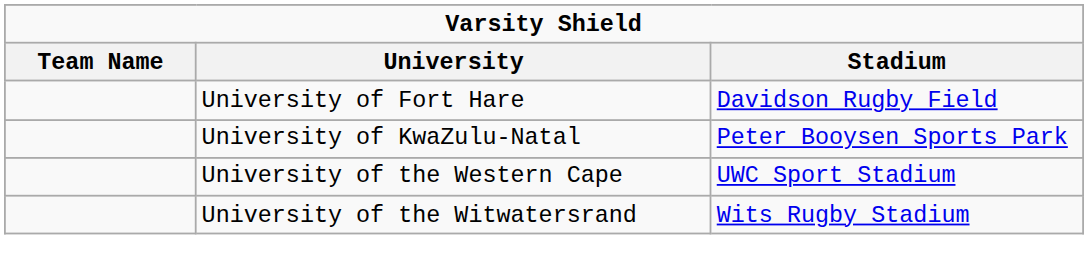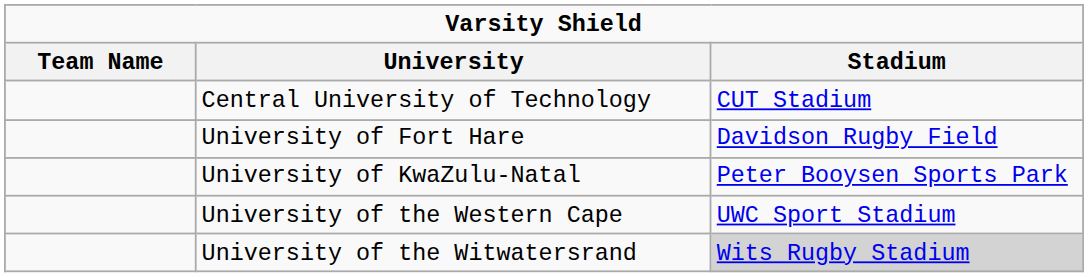+ row: (426, 100)
(843, 215) no background -> (843, 253) lightgrey background
